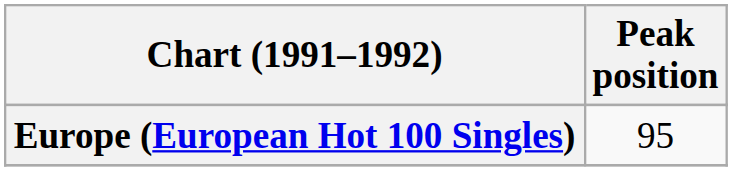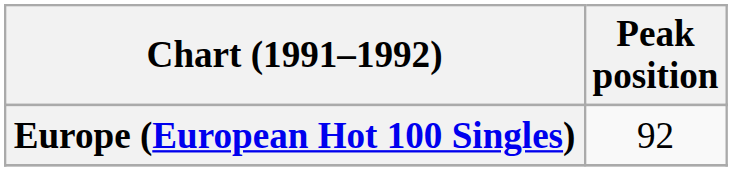(655, 134) 95 -> (655, 134) 92
